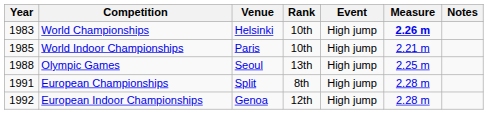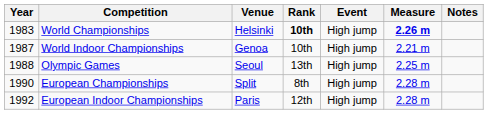(302, 30) normal -> (302, 30) bold
(22, 48) 1985 -> (22, 48) 1987
(247, 48) Paris -> (251, 48) Genoa
(22, 83) 1991 -> (22, 83) 1990
(251, 100) Genoa -> (247, 100) Paris
